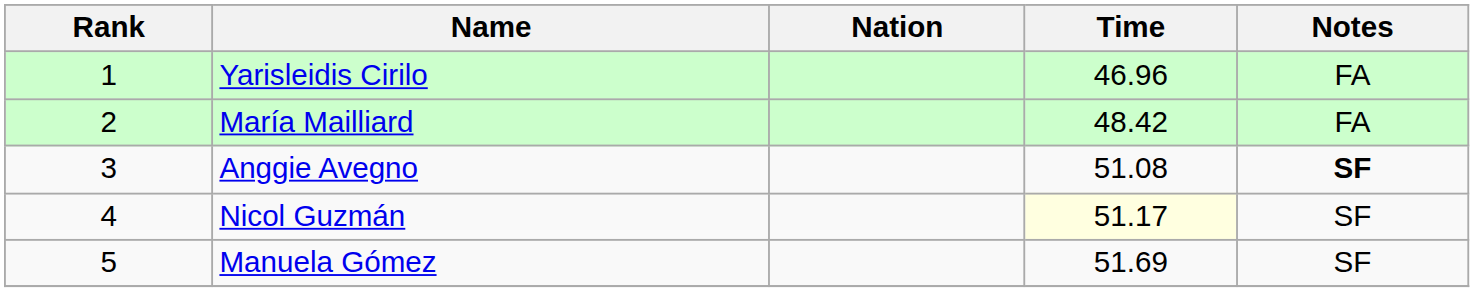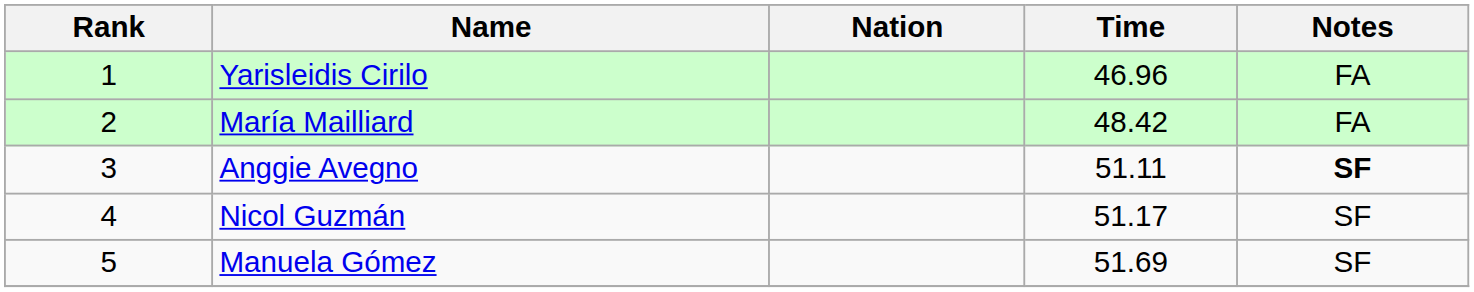(1131, 168) 51.08 -> (1131, 168) 51.11
(1131, 215) lightyellow background -> (1131, 215) no background
